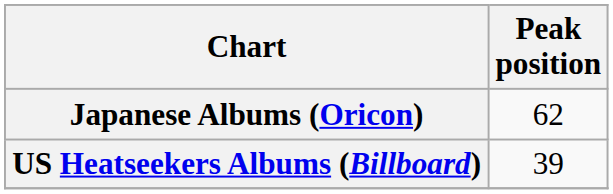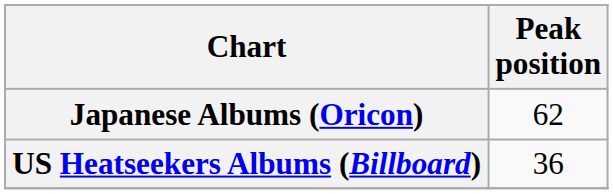(548, 163) 39 -> (548, 163) 36
